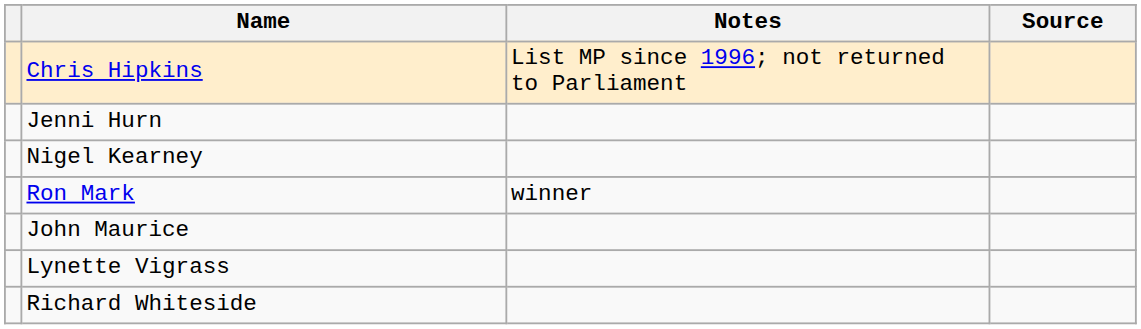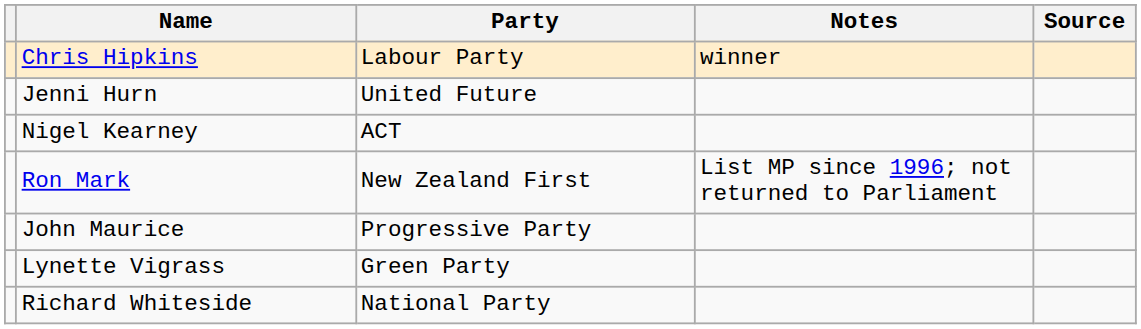+ column: (525, 24)
(728, 73) List MP since 1996; not returned to Parliament -> (741, 60) winner
(552, 195) winner -> (856, 182) List MP since 1996; not returned to Parliament
